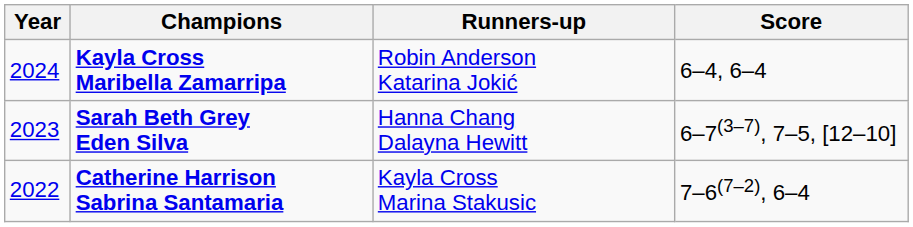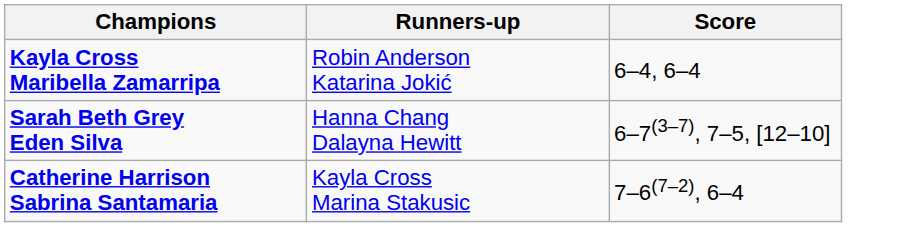- column: (38, 22)
